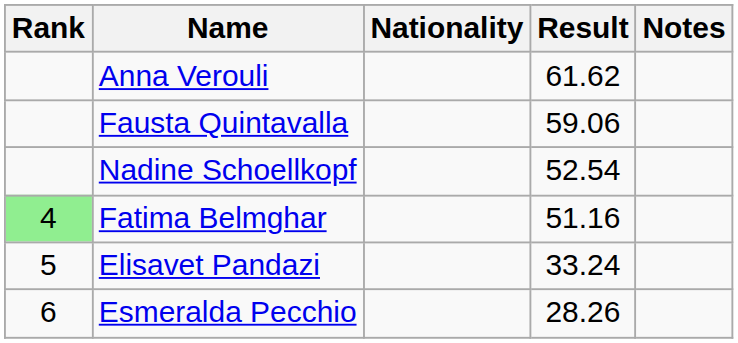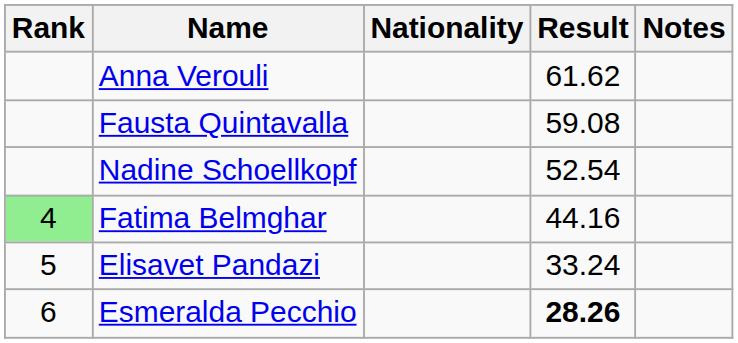(583, 123) 59.06 -> (583, 123) 59.08
(583, 218) 51.16 -> (583, 218) 44.16
(583, 312) normal -> (583, 312) bold
